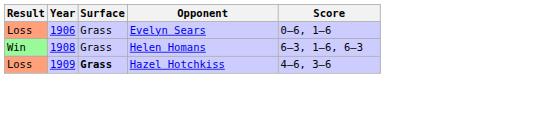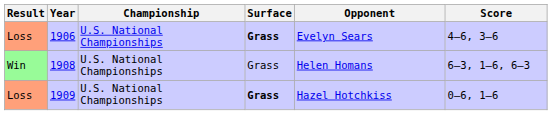+ column: (161, 13)
(96, 30) normal -> (263, 36) bold
(306, 30) 0–6, 1–6 -> (473, 36) 4–6, 3–6
(306, 64) 4–6, 3–6 -> (473, 95) 0–6, 1–6
